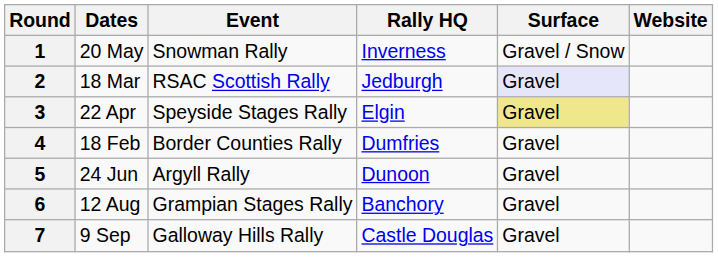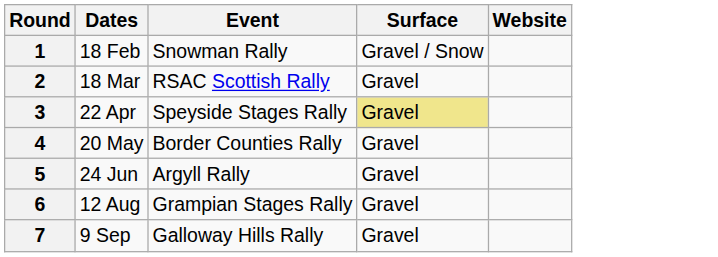- column: (427, 20)
(112, 51) 20 May -> (110, 51) 18 Feb
(531, 82) lavender background -> (390, 82) no background
(110, 143) 18 Feb -> (112, 143) 20 May
